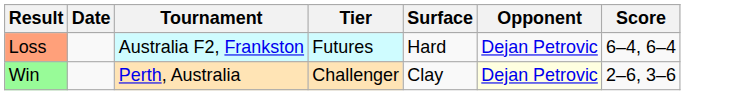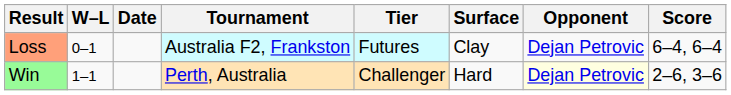+ column: (91, 18)
(427, 47) Hard -> (471, 47) Clay
(425, 75) Clay -> (473, 75) Hard
